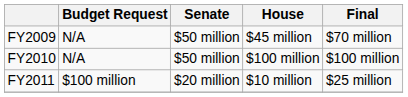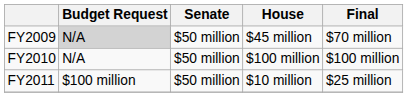(74, 37) no background -> (74, 37) lightgrey background
(207, 80) $20 million -> (207, 80) $50 million
